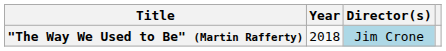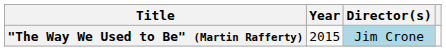(325, 36) 2018 -> (325, 36) 2015
